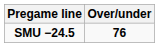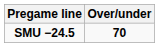(119, 33) 76 -> (119, 33) 70
